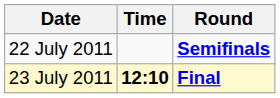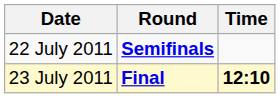columns swapped: (145, 19) <-> (224, 19)
